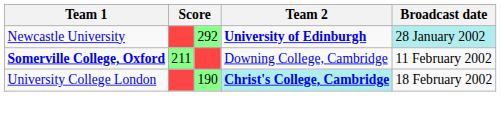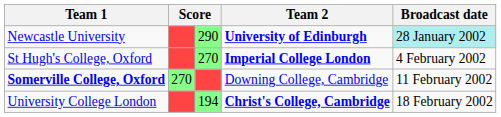(208, 36) 292 -> (208, 36) 290
+ row: (80, 58)
(181, 58) 211 -> (182, 79) 270
(208, 79) 190 -> (208, 101) 194
(307, 79) paleturquoise background -> (307, 101) no background
